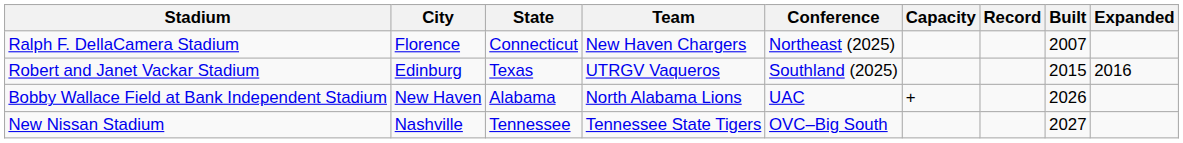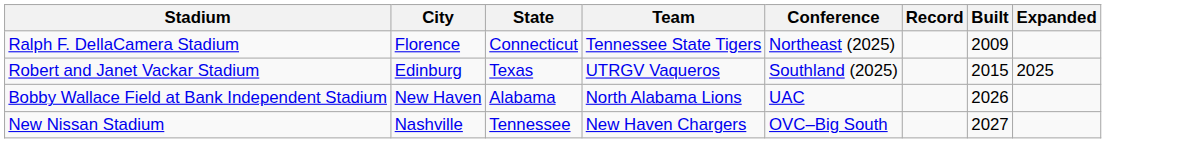- column: (941, 17)
(666, 44) New Haven Chargers -> (674, 44) Tennessee State Tigers
(1068, 44) 2007 -> (990, 44) 2009
(1113, 71) 2016 -> (1035, 71) 2025
(674, 124) Tennessee State Tigers -> (666, 124) New Haven Chargers
